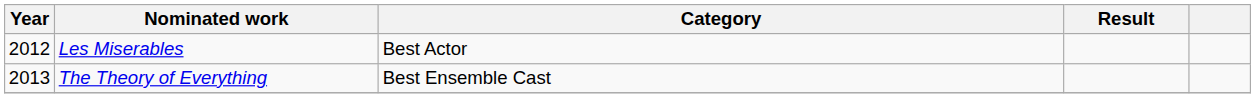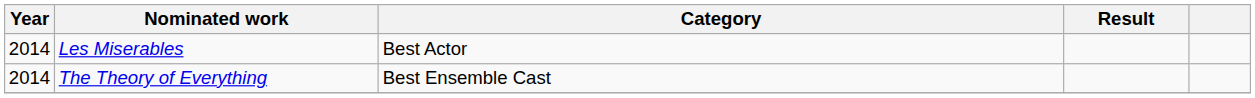(30, 48) 2012 -> (30, 48) 2014
(30, 78) 2013 -> (30, 78) 2014
